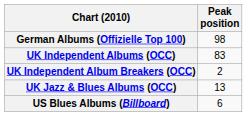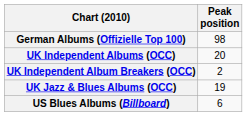(220, 55) 83 -> (220, 55) 20
(220, 87) 13 -> (220, 87) 19
